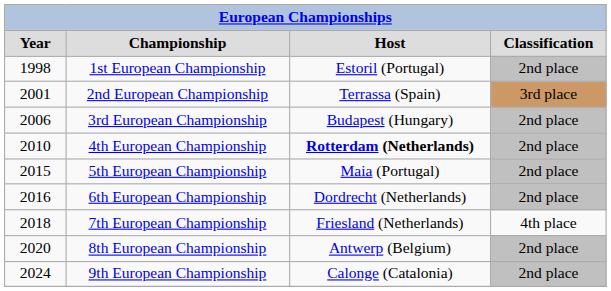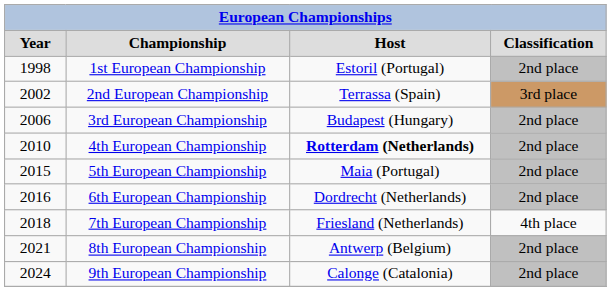(35, 94) 2001 -> (35, 94) 2002
(35, 248) 2020 -> (35, 248) 2021
